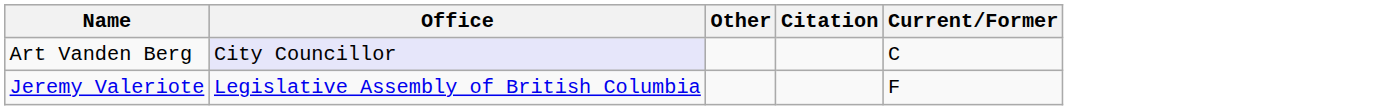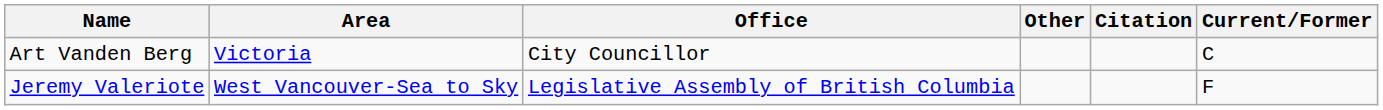+ column: (366, 21)
(305, 54) lavender background -> (619, 54) no background
